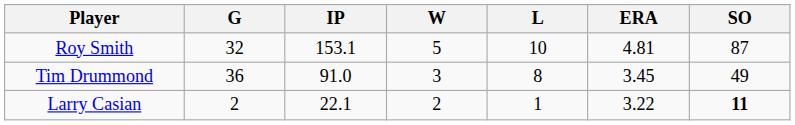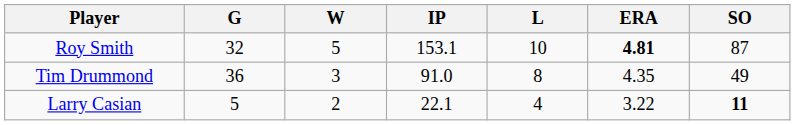columns swapped: (336, 18) <-> (437, 18)
(639, 47) normal -> (639, 47) bold
(639, 76) 3.45 -> (639, 76) 4.35
(235, 104) 2 -> (235, 104) 5
(538, 104) 1 -> (538, 104) 4
